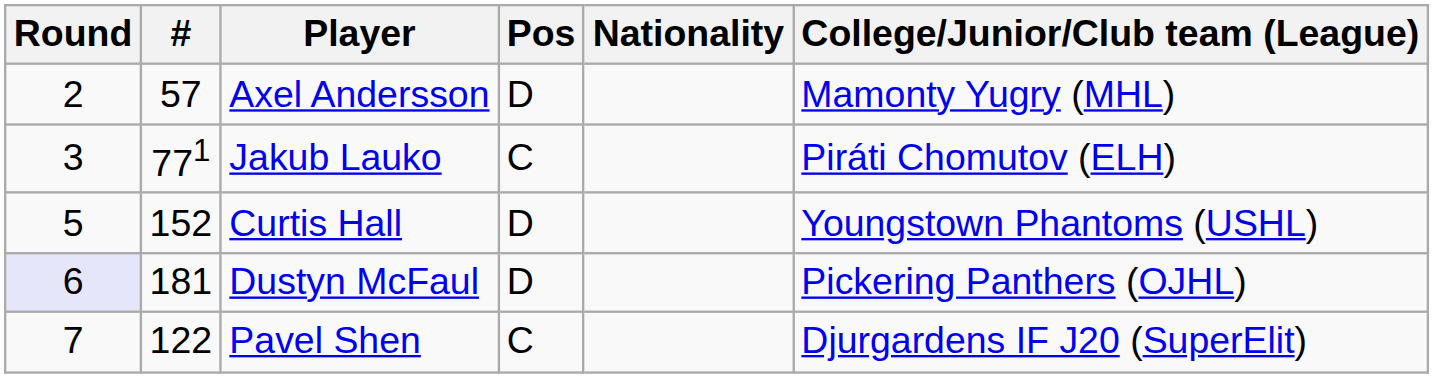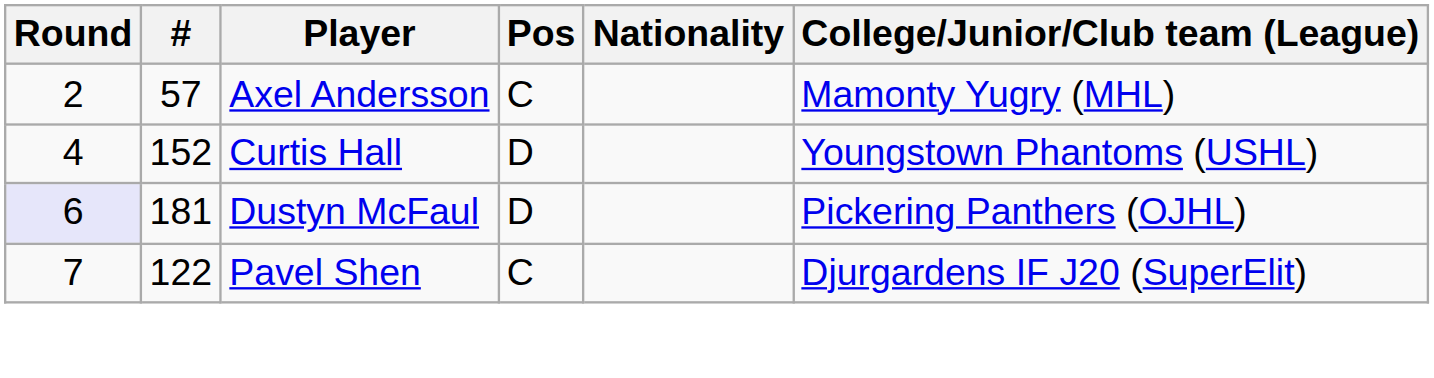(520, 93) D -> (520, 93) C
- row: (335, 157)
(73, 222) 5 -> (73, 152) 4
